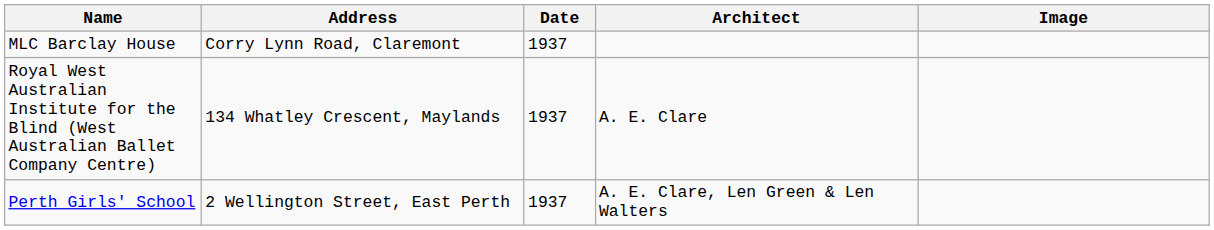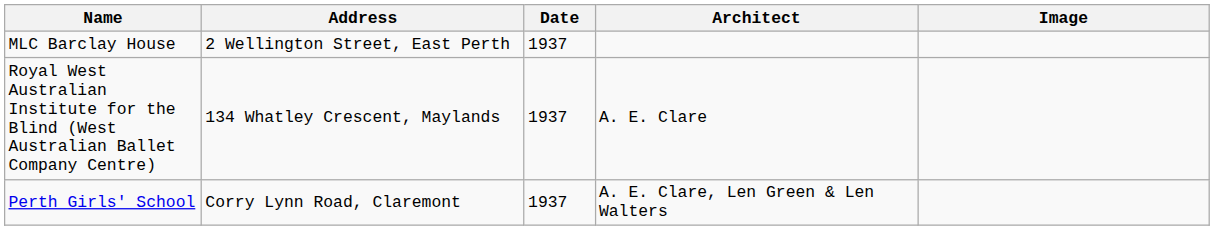(333, 45) Corry Lynn Road, Claremont -> (358, 45) 2 Wellington Street, East Perth
(358, 202) 2 Wellington Street, East Perth -> (333, 202) Corry Lynn Road, Claremont
